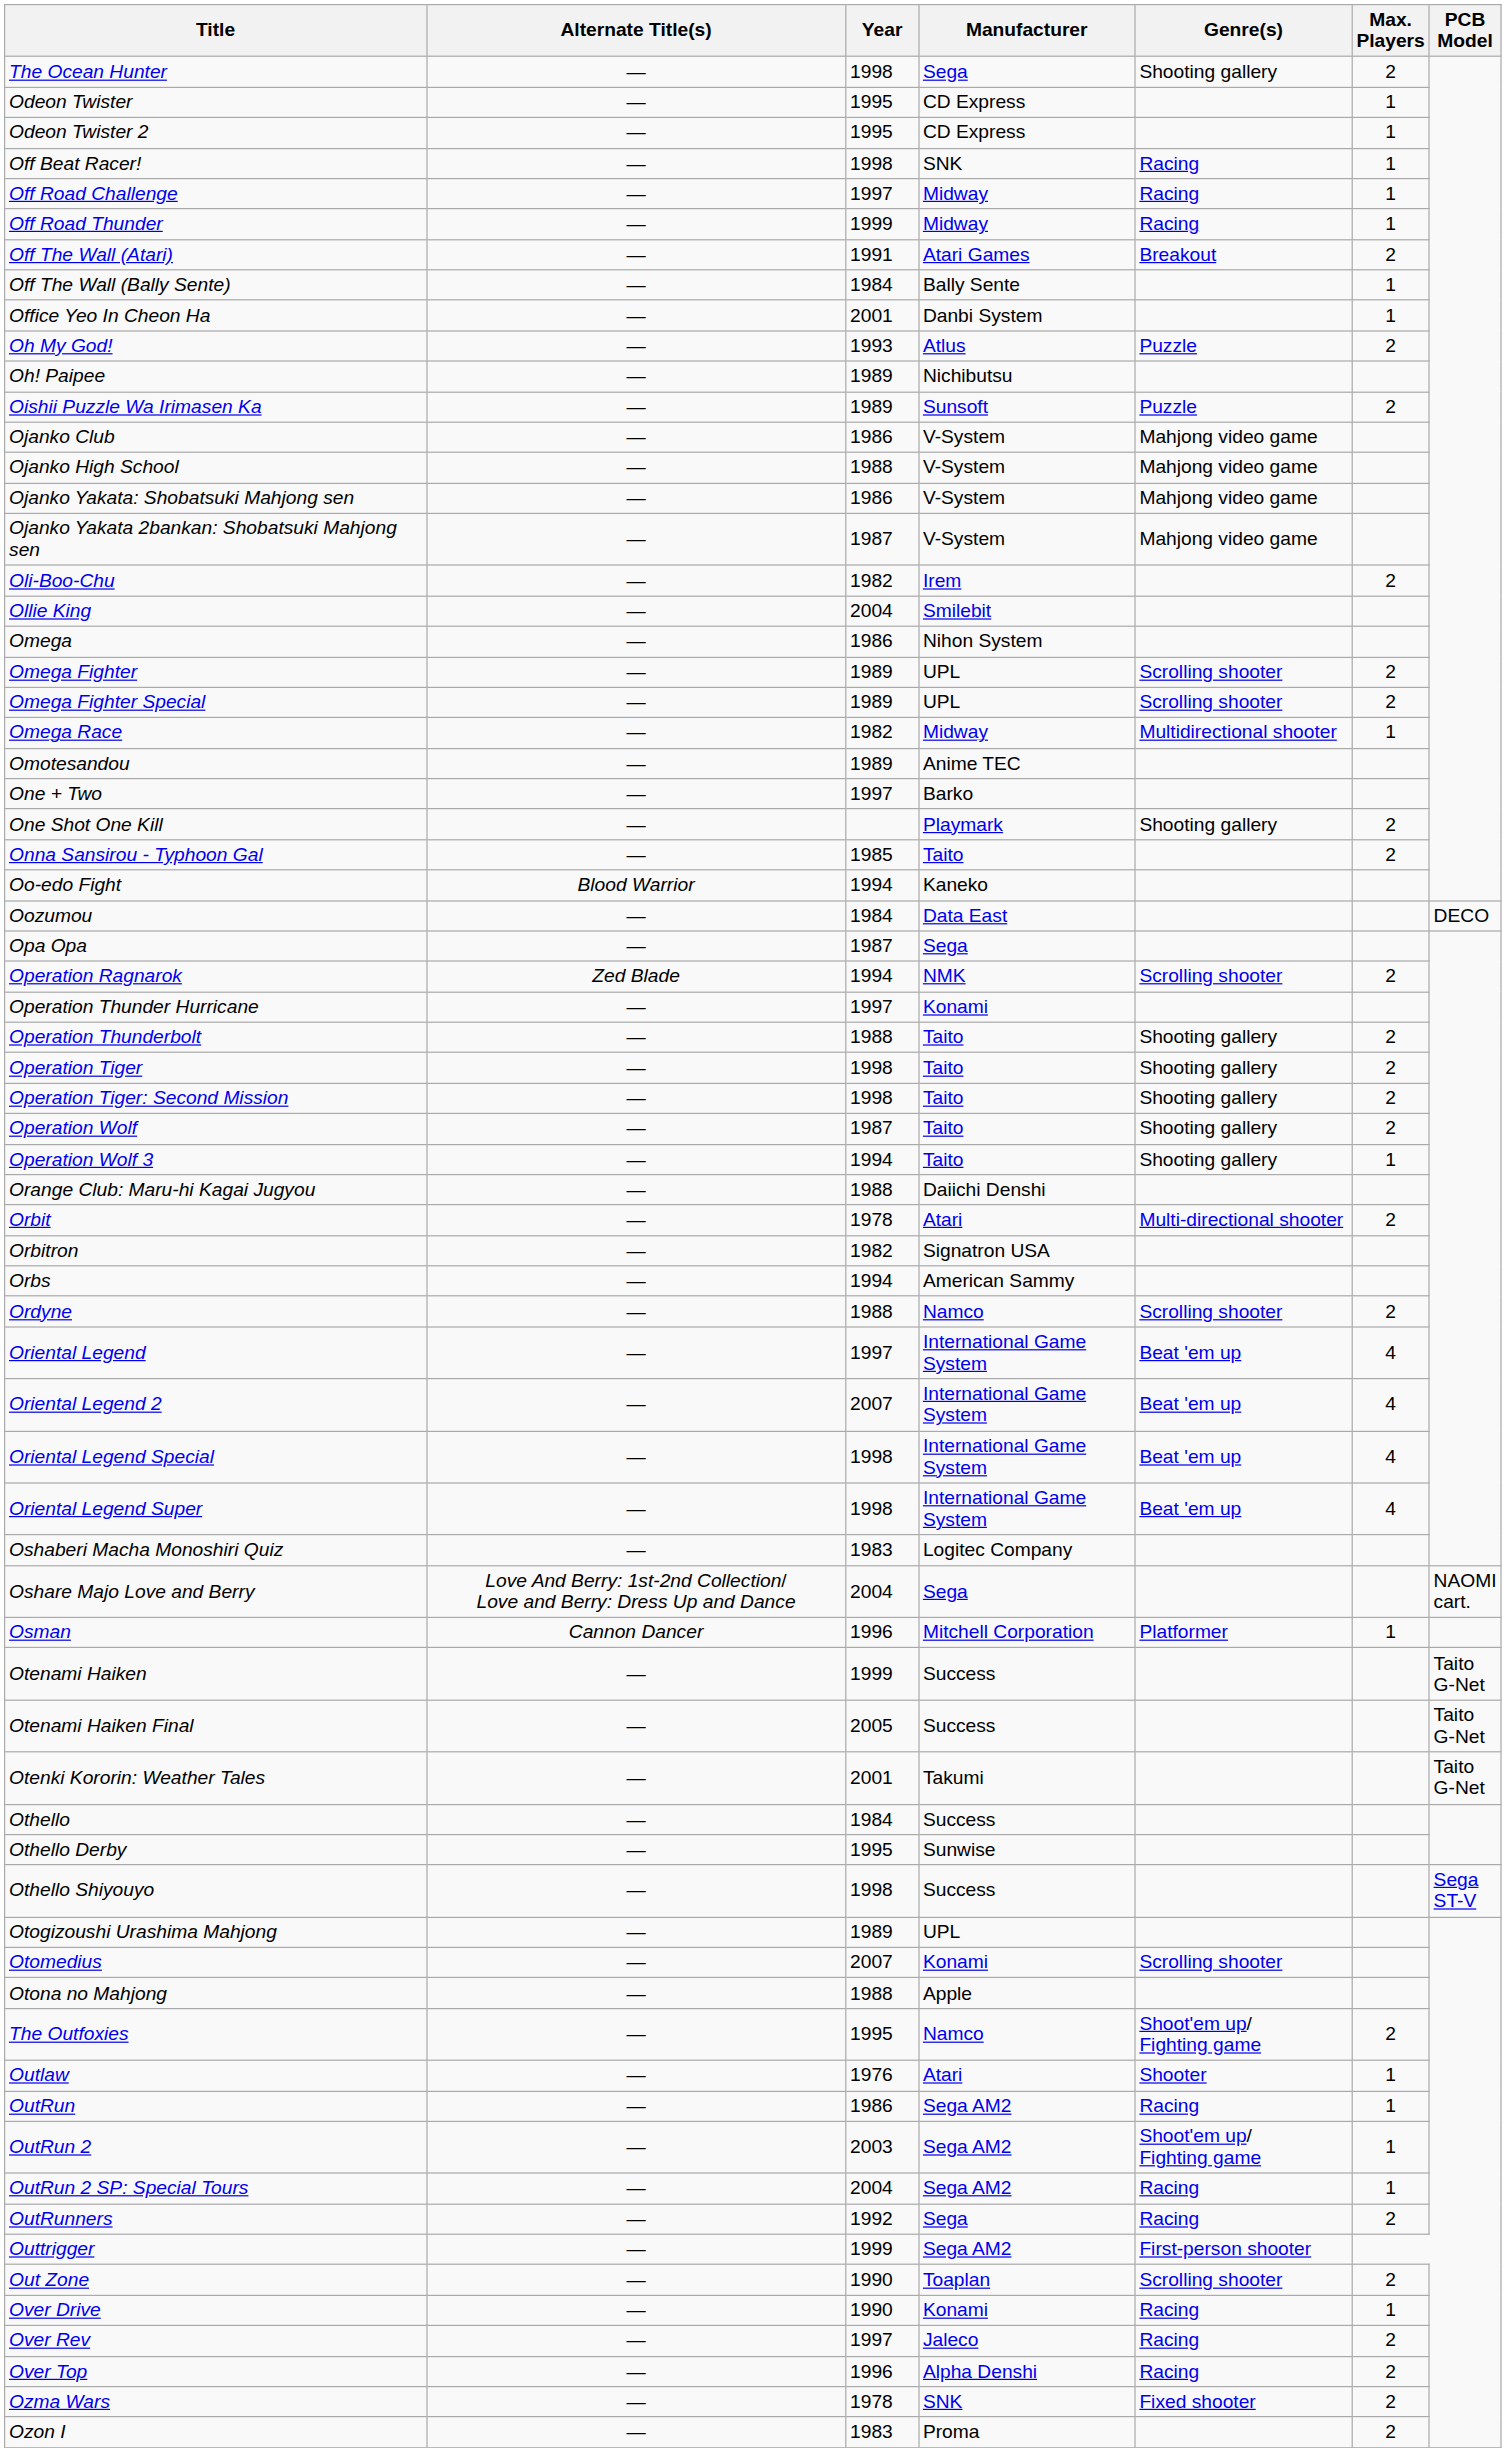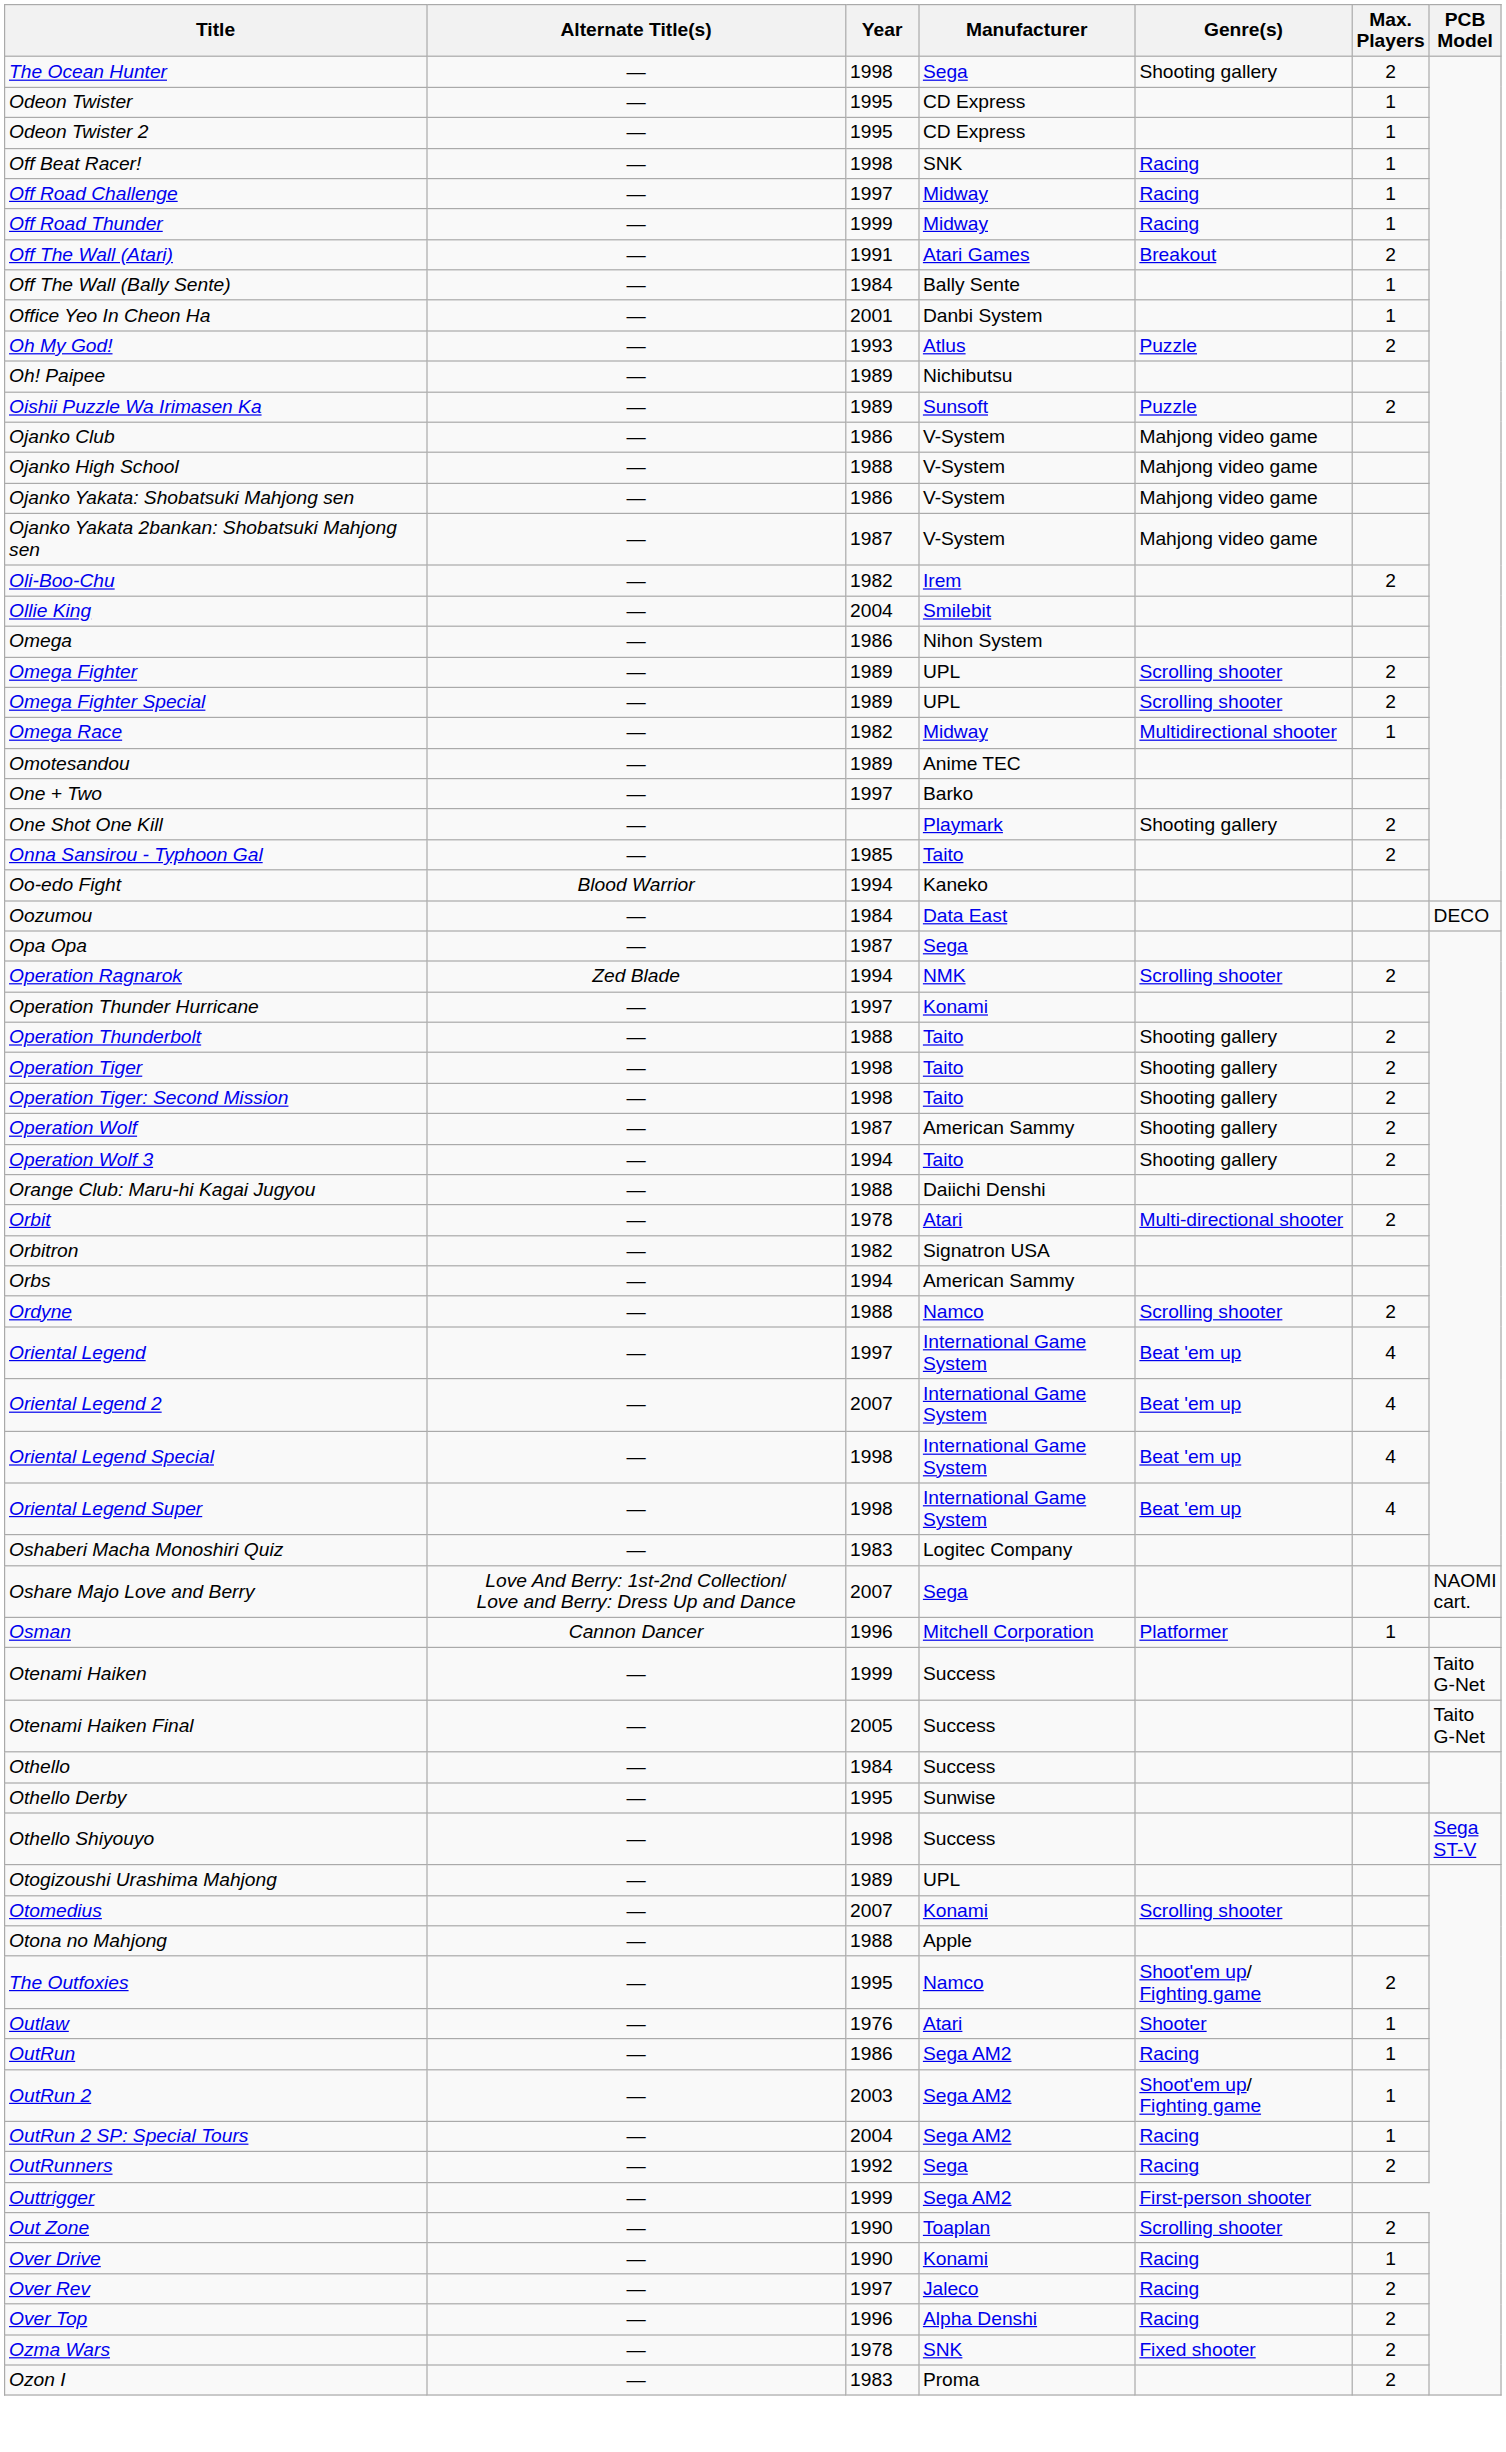(943, 1128) Taito -> (999, 1128) American Sammy
(1391, 1159) 1 -> (1391, 1159) 2
(871, 1591) 2004 -> (871, 1591) 2007
- row: (137, 1777)
